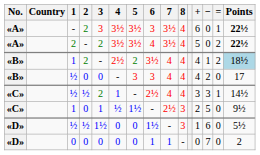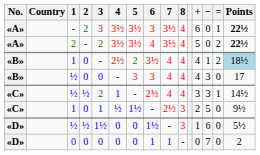(86, 61) 2 -> (86, 61) 0
(208, 77) 2 -> (208, 77) 3
